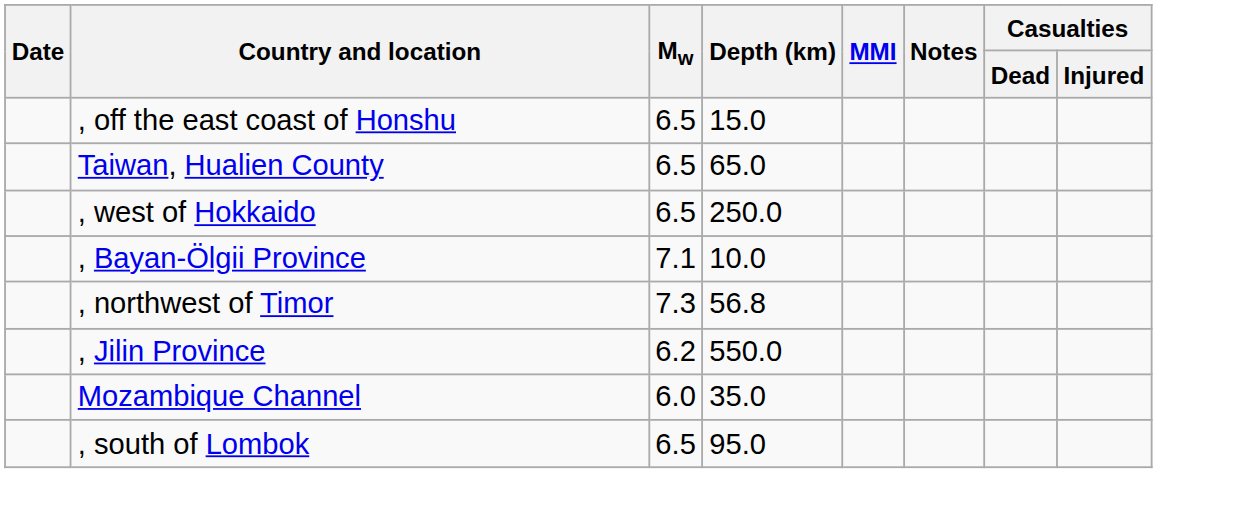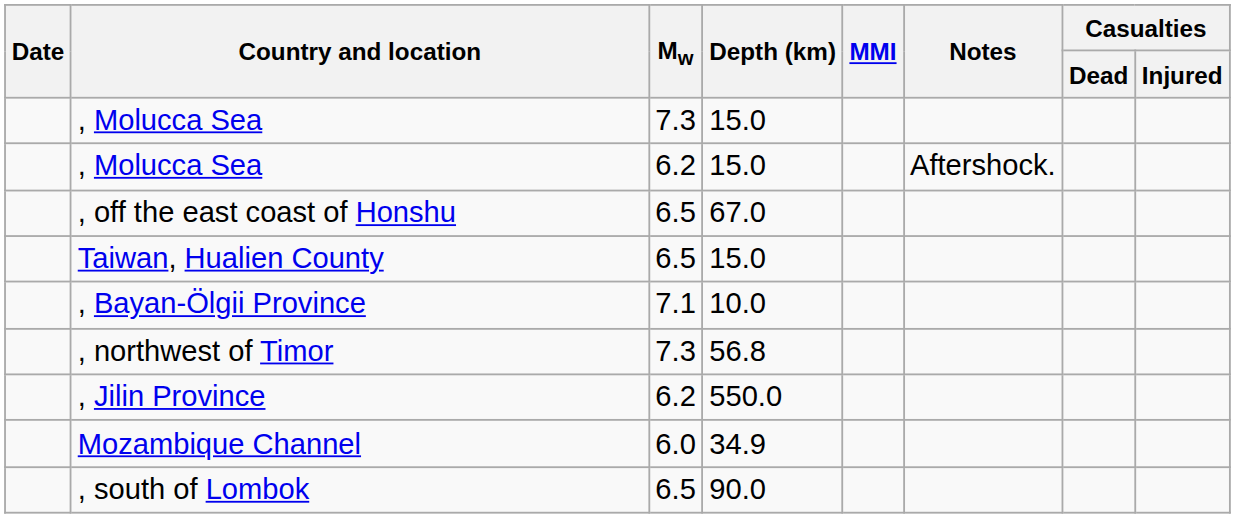+ row: (170, 119)
+ row: (170, 166)
(738, 119) 15.0 -> (738, 212) 67.0
(738, 166) 65.0 -> (738, 258) 15.0
- row: (197, 212)
(738, 397) 35.0 -> (738, 443) 34.9
(738, 443) 95.0 -> (738, 489) 90.0
